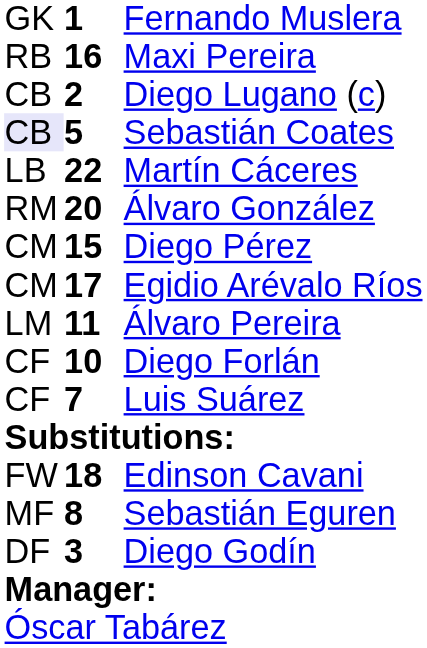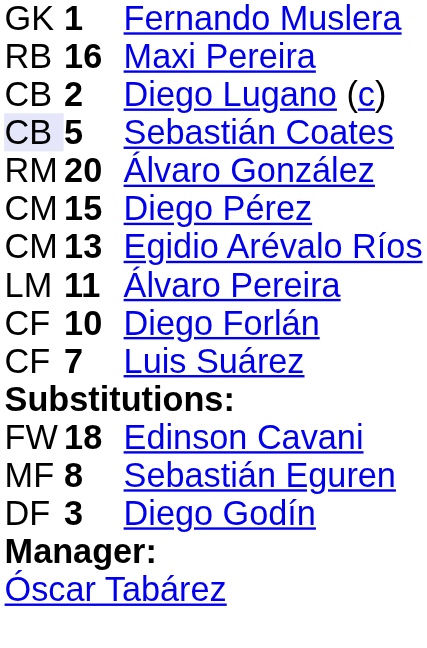- row: (241, 170)
(83, 285) 17 -> (83, 247) 13
